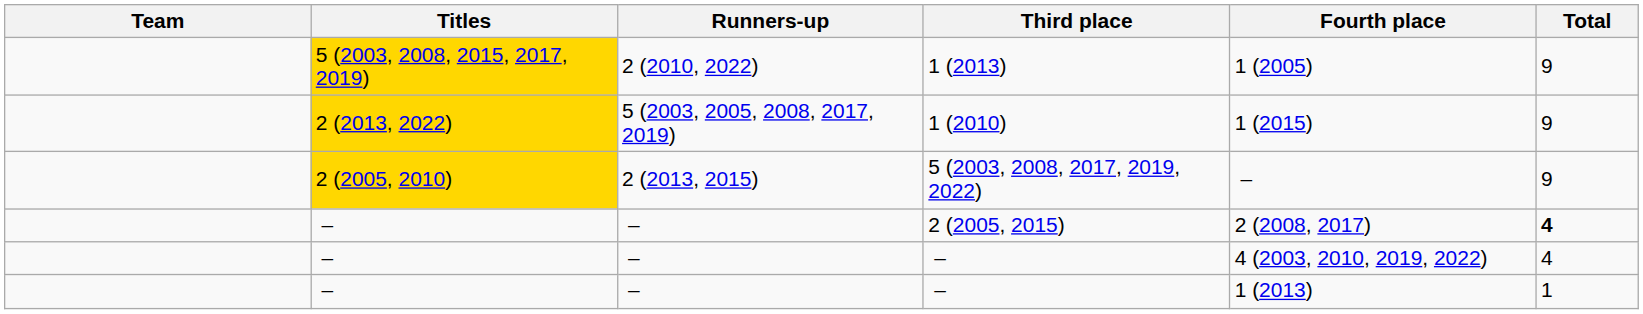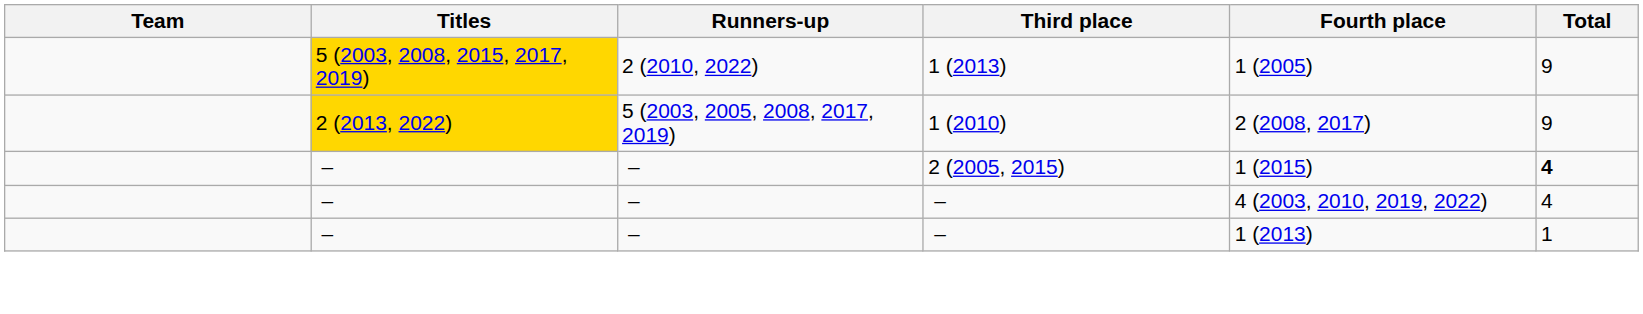(1274, 122) 1 (2015) -> (1303, 122) 2 (2008, 2017)
- row: (384, 179)
(1303, 224) 2 (2008, 2017) -> (1274, 168) 1 (2015)
